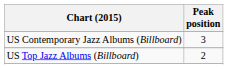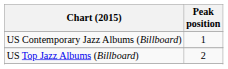(203, 39) 3 -> (203, 39) 1
